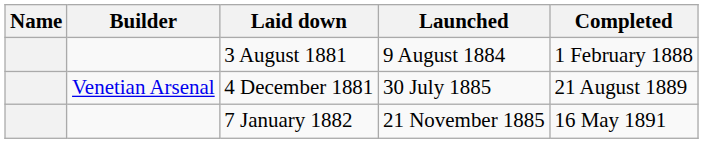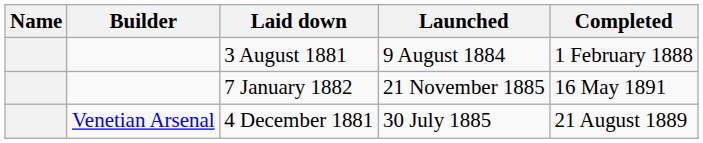rows swapped: (299, 87) <-> (288, 120)
